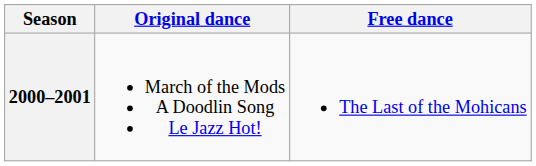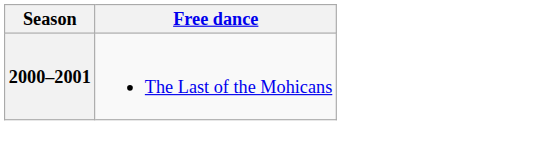- column: (192, 18)
